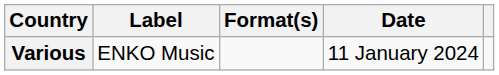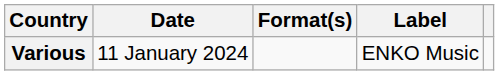columns swapped: (403, 20) <-> (156, 20)
